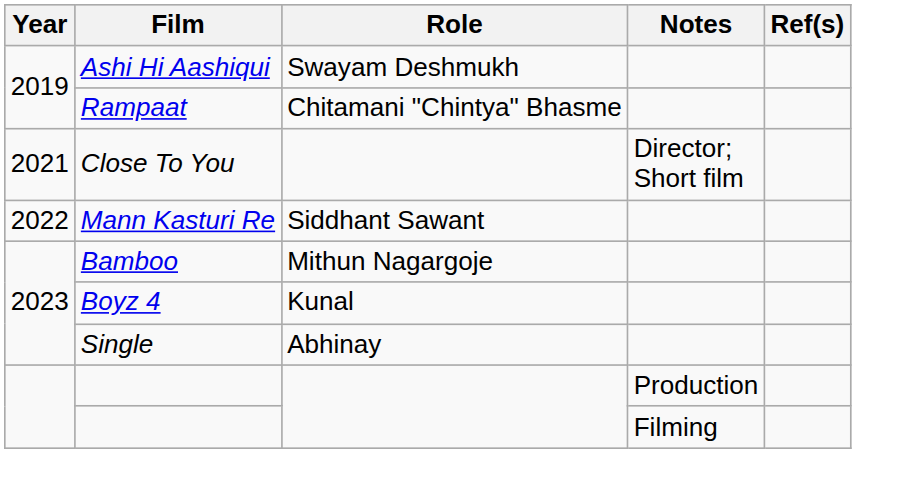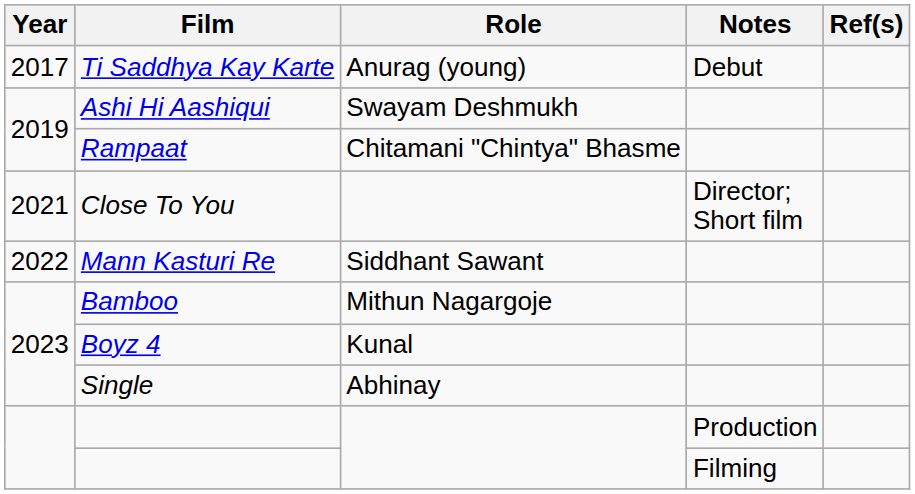+ row: (208, 66)
